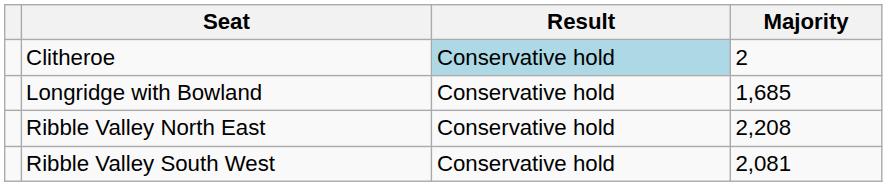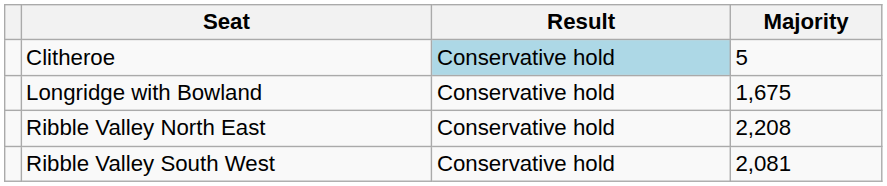(742, 57) 2 -> (742, 57) 5
(763, 92) 1,685 -> (763, 92) 1,675
